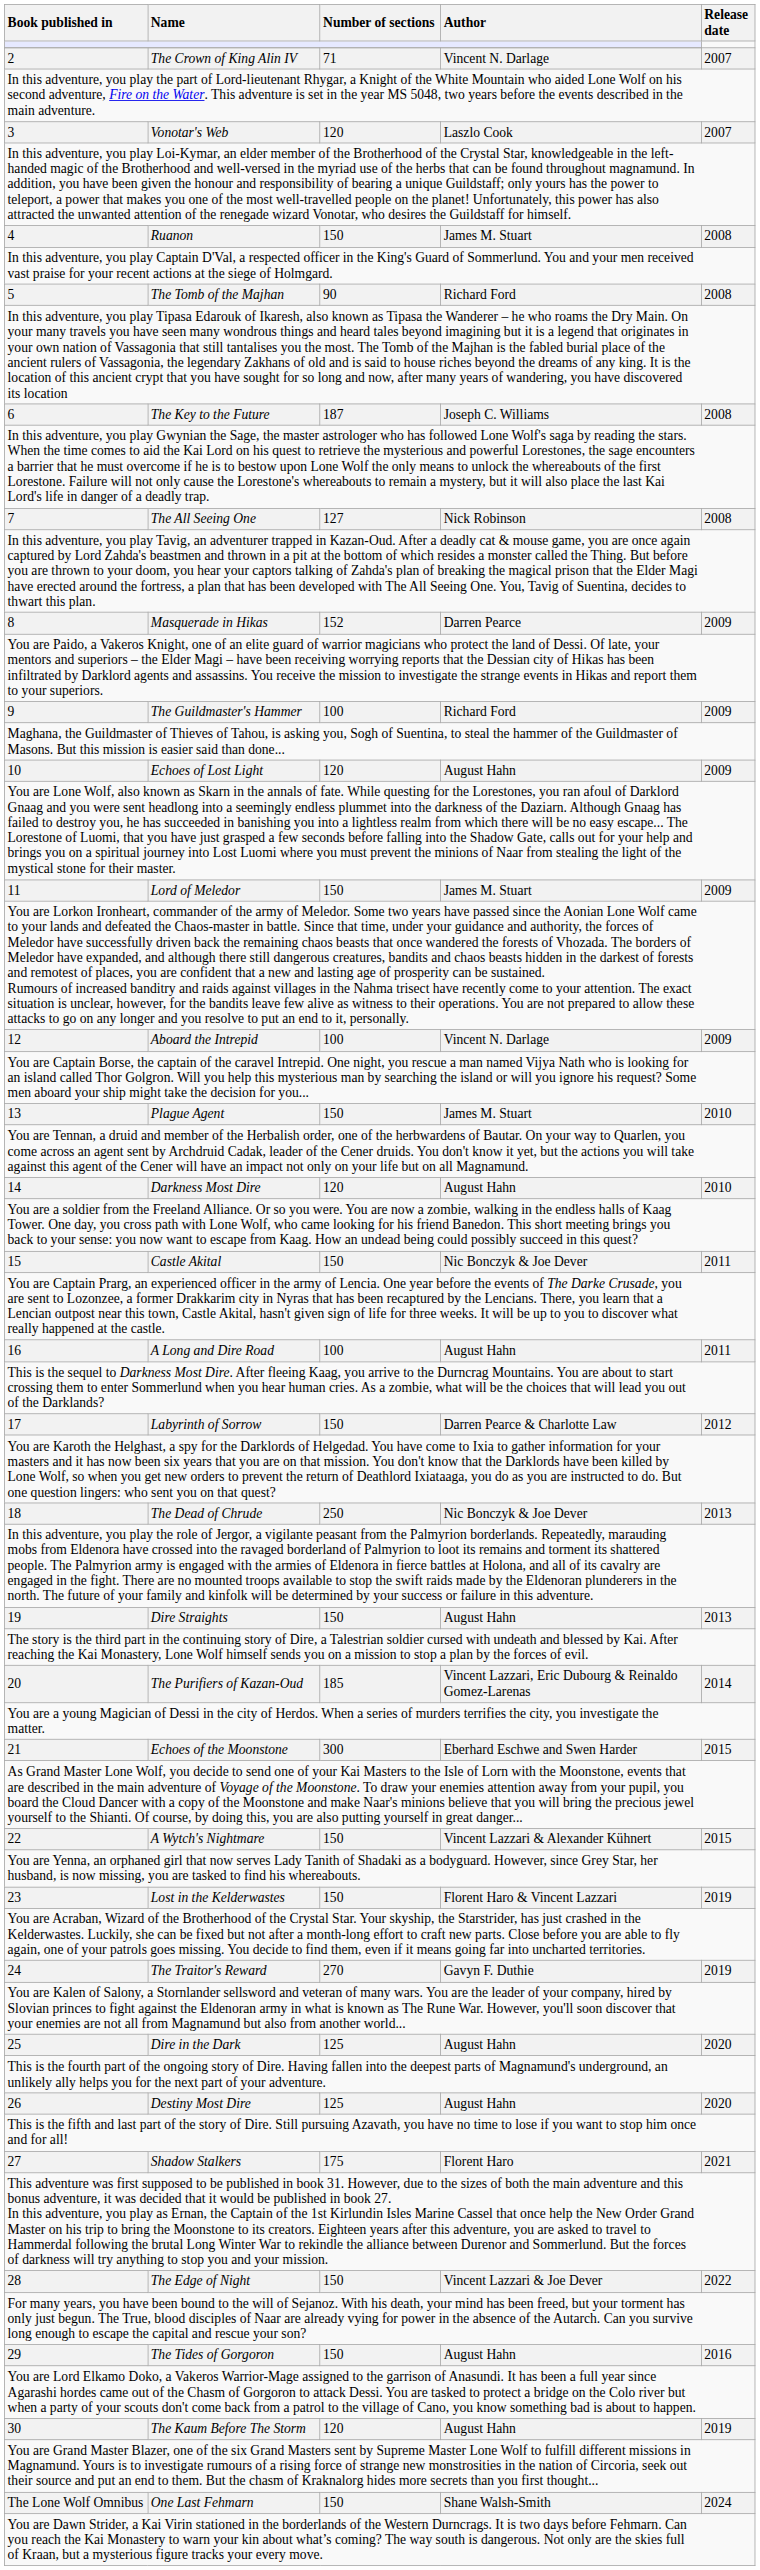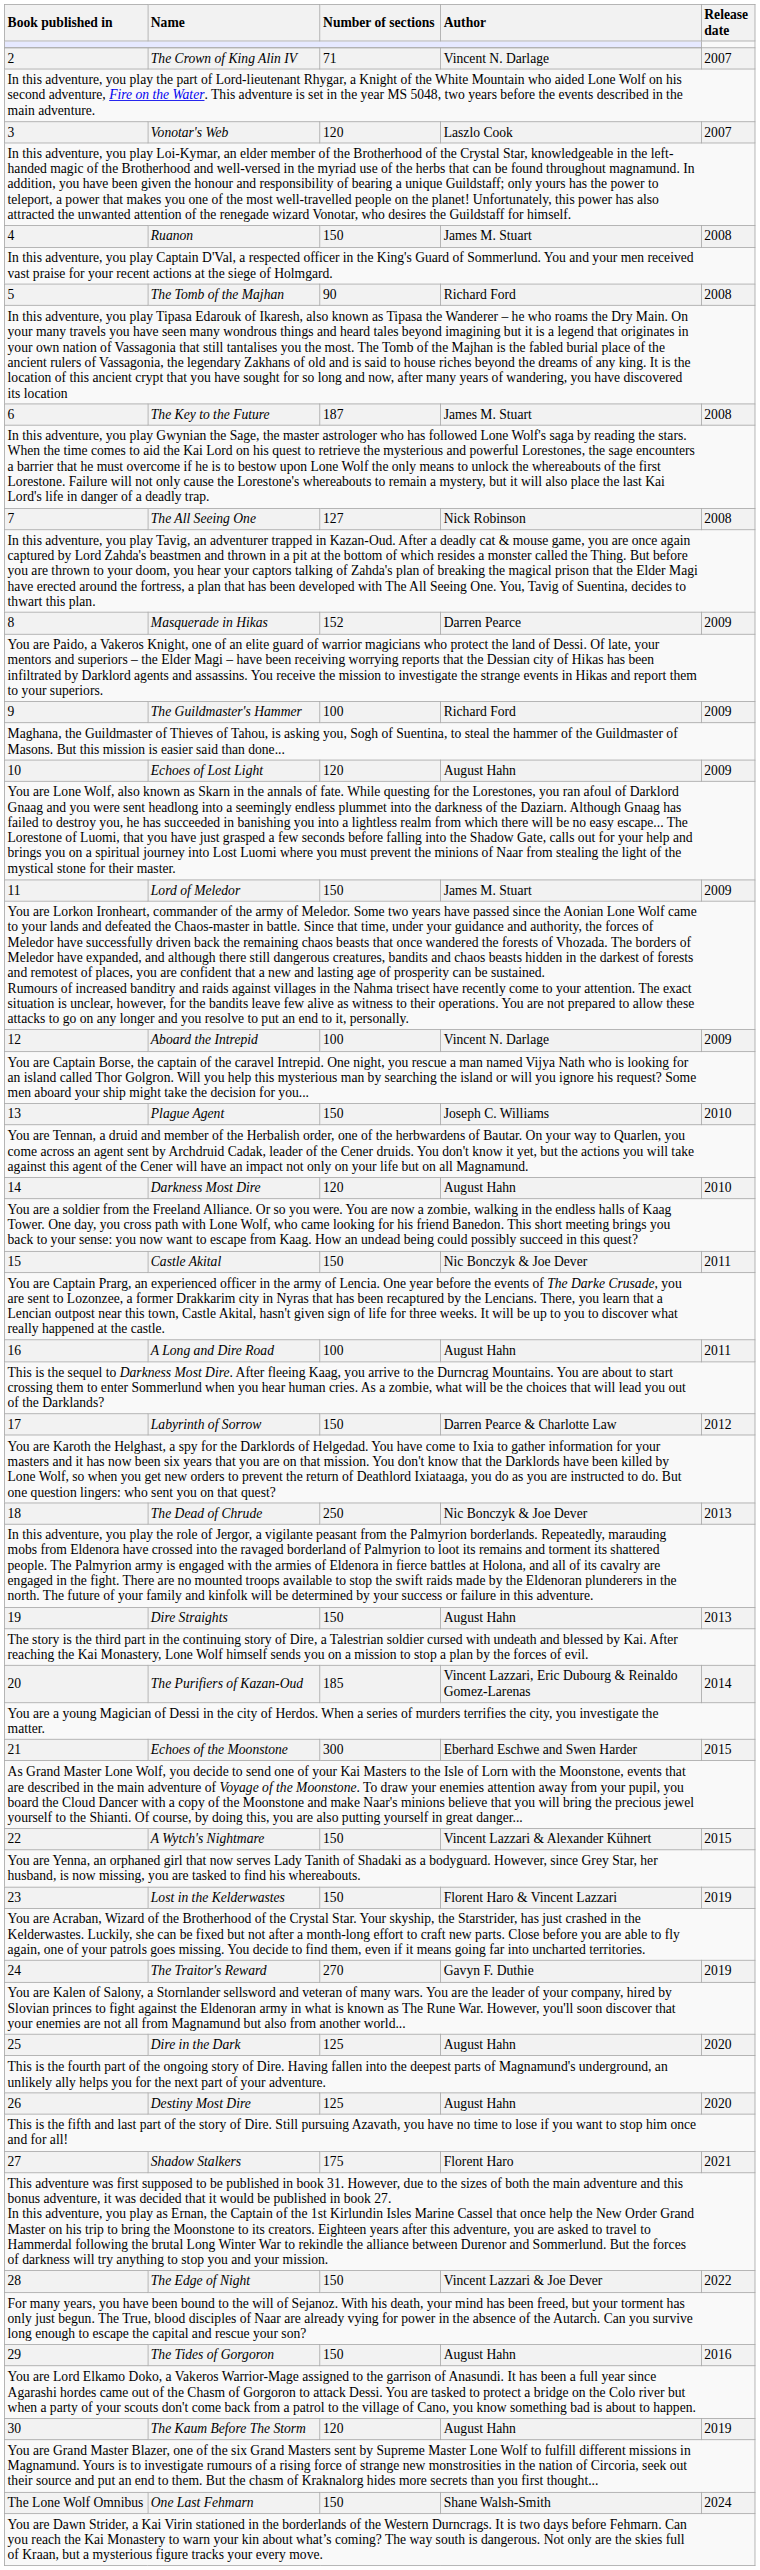(496, 414) Joseph C. Williams -> (488, 414) James M. Stuart
(488, 1114) James M. Stuart -> (496, 1114) Joseph C. Williams
